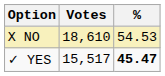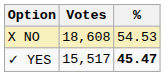(86, 37) 18,610 -> (86, 37) 18,608
